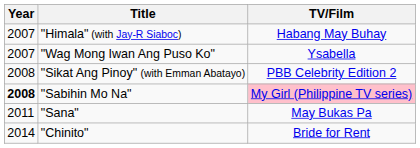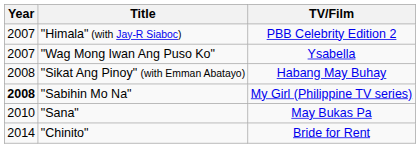(332, 34) Habang May Buhay -> (332, 34) PBB Celebrity Edition 2
(332, 73) PBB Celebrity Edition 2 -> (332, 73) Habang May Buhay
(332, 93) pink background -> (332, 93) no background
(21, 113) 2011 -> (21, 113) 2010
